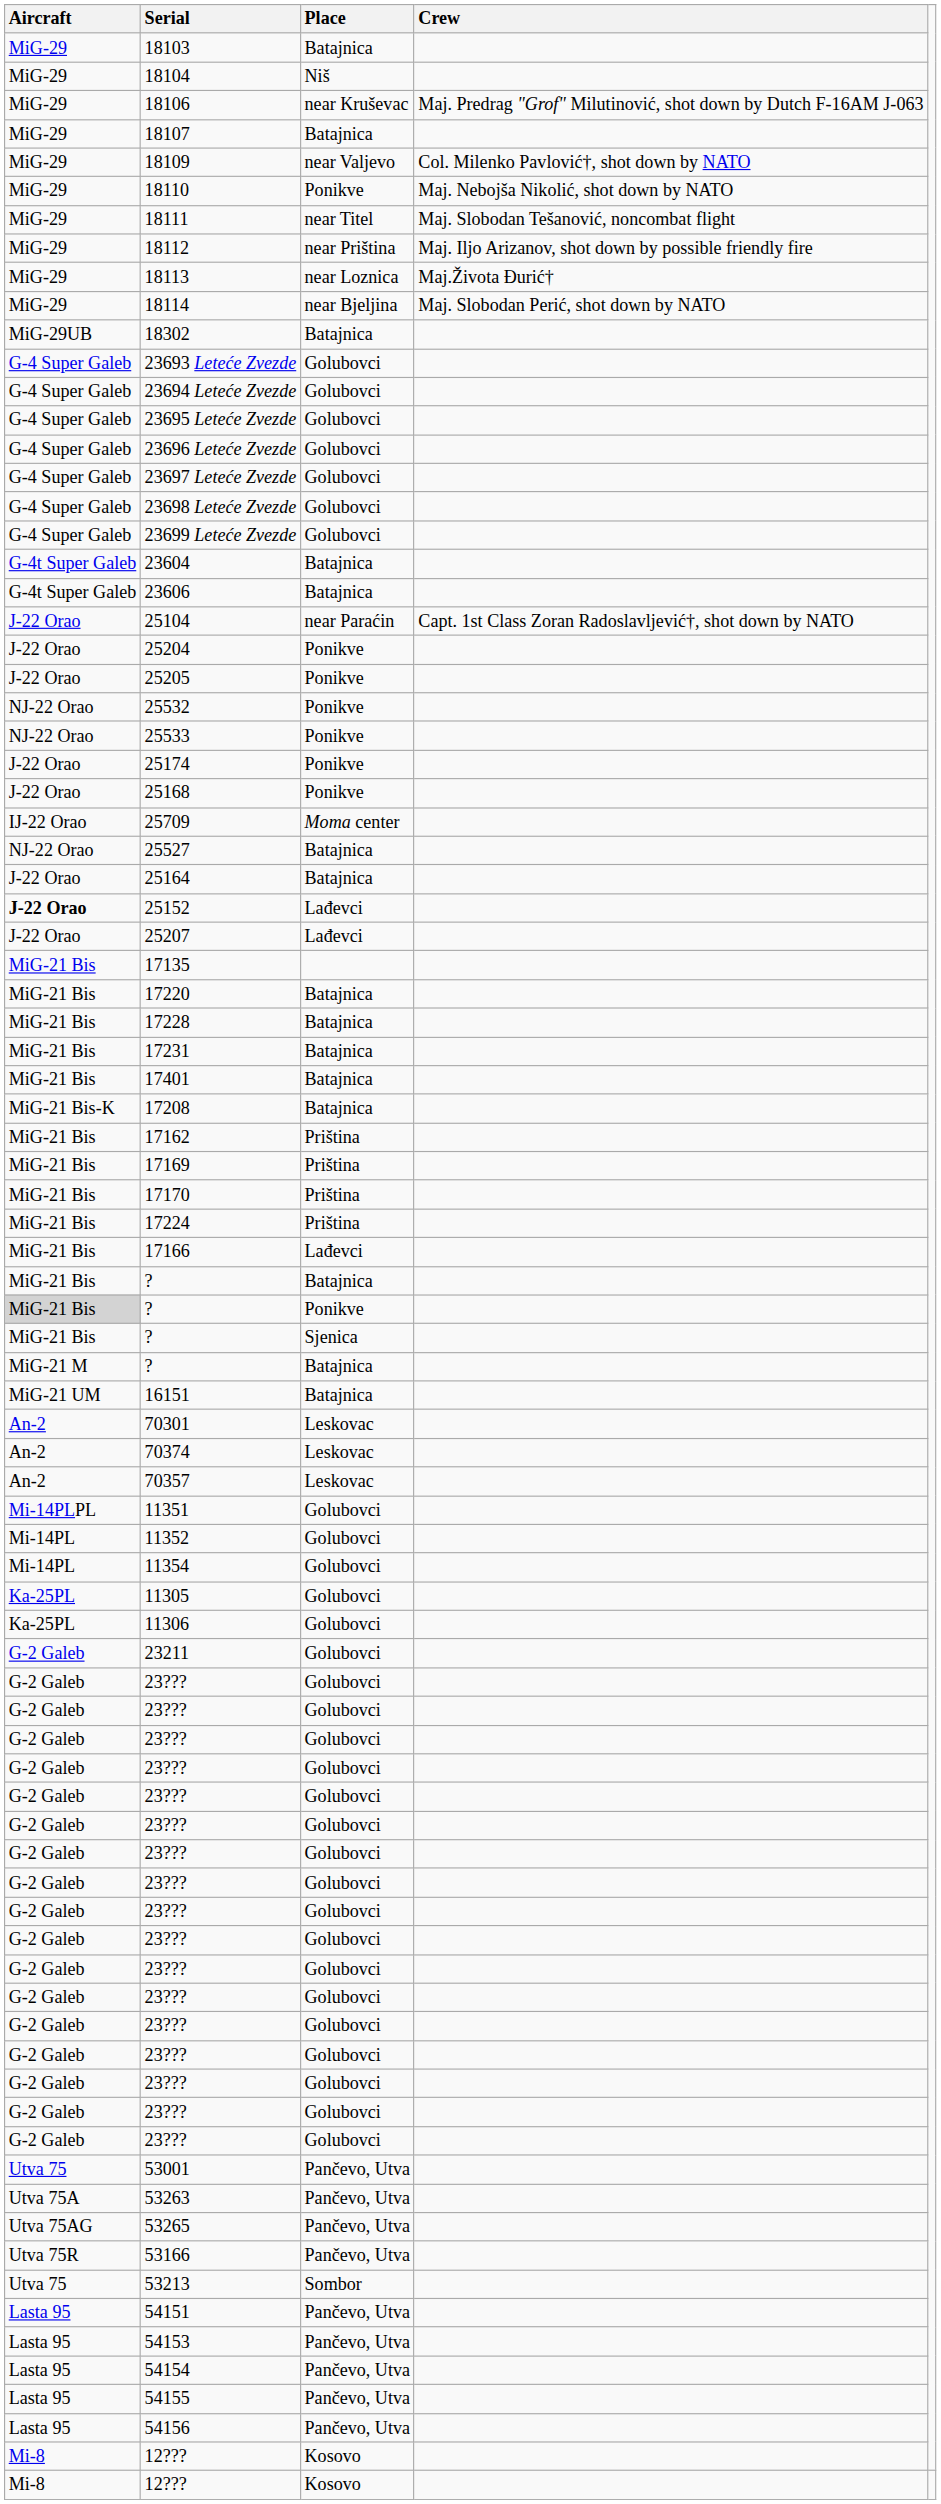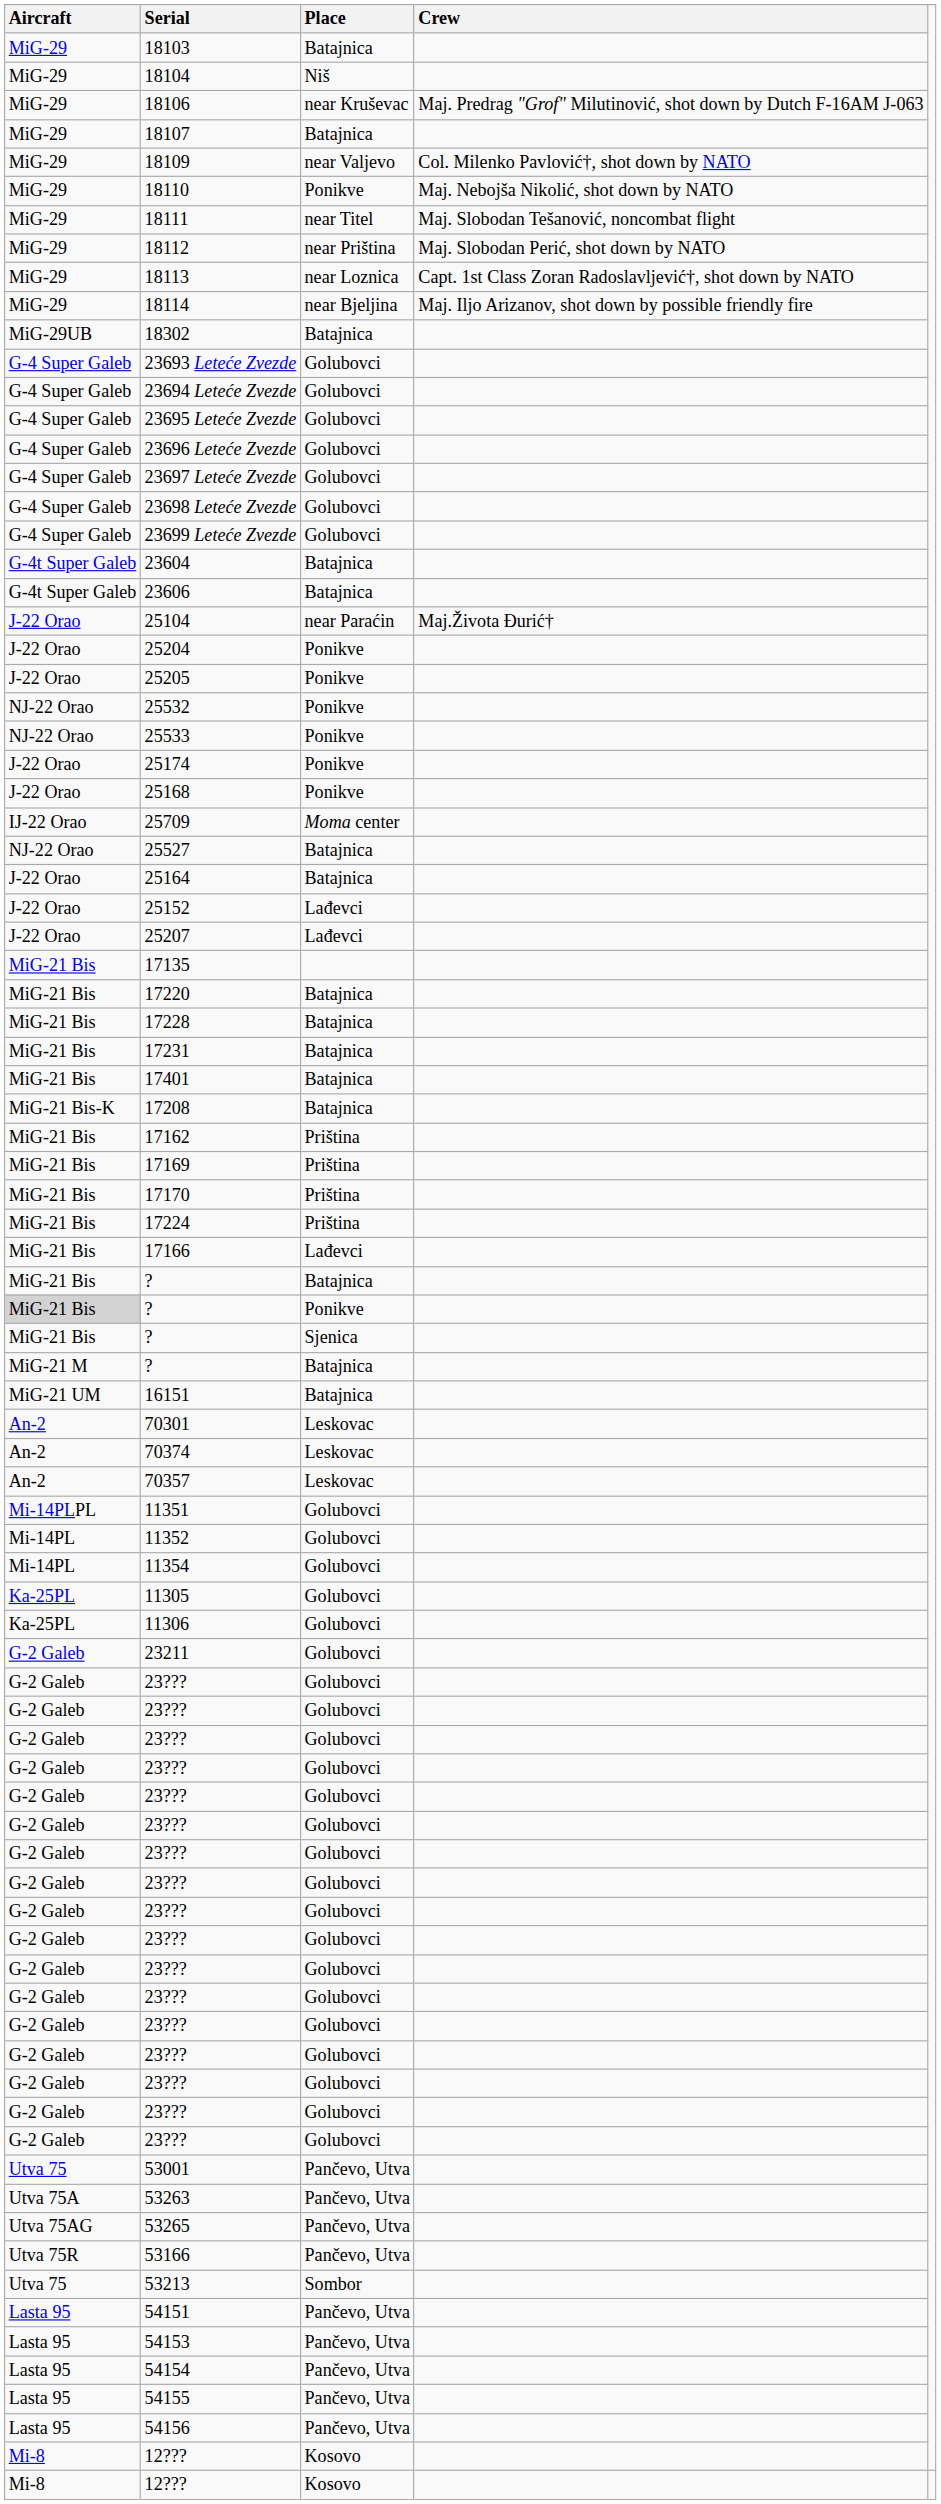(616, 248) Maj. Iljo Arizanov, shot down by possible friendly fire -> (572, 248) Maj. Slobodan Perić, shot down by NATO
(486, 276) Maj.Života Đurić† -> (636, 276) Capt. 1st Class Zoran Radoslavljević†, shot down by NATO
(572, 305) Maj. Slobodan Perić, shot down by NATO -> (616, 305) Maj. Iljo Arizanov, shot down by possible friendly fire
(636, 620) Capt. 1st Class Zoran Radoslavljević†, shot down by NATO -> (486, 620) Maj.Života Đurić†
(48, 907) bold -> (45, 907) normal
